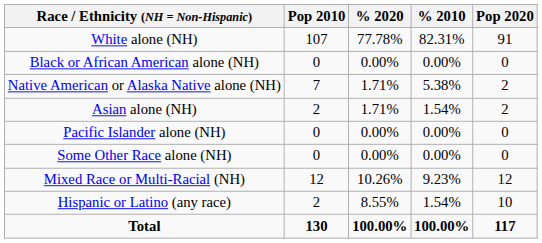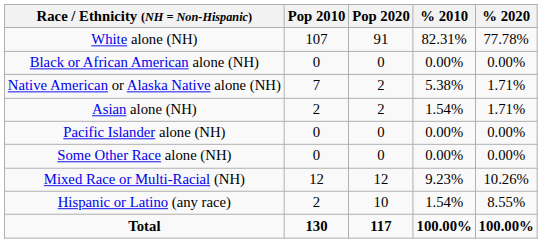columns swapped: (505, 16) <-> (380, 16)
